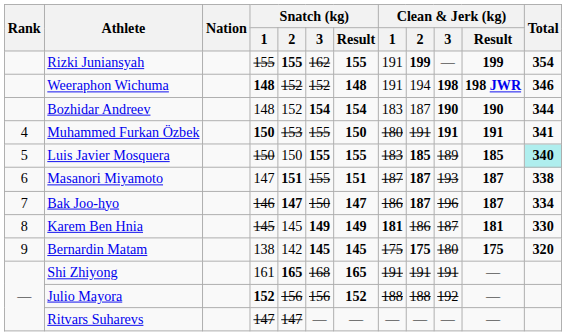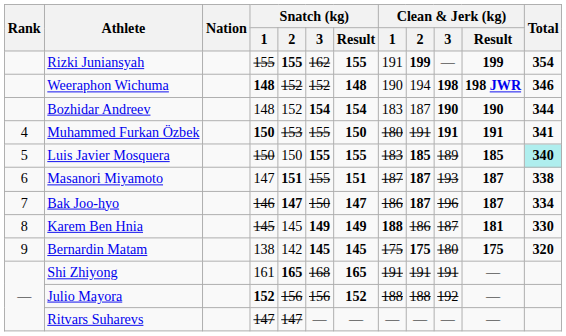(392, 86) 191 -> (392, 86) 190
(392, 226) 181 -> (392, 226) 188
